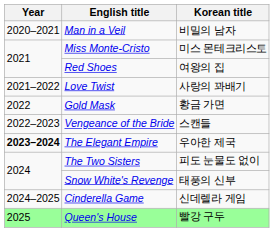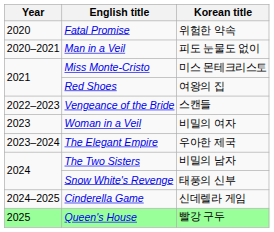+ row: (97, 30)
(207, 30) 비밀의 남자 -> (219, 49) 피도 눈물도 없이
- row: (89, 86)
- row: (90, 105)
+ row: (103, 124)
(33, 142) bold -> (33, 142) normal
(219, 161) 피도 눈물도 없이 -> (207, 161) 비밀의 남자
